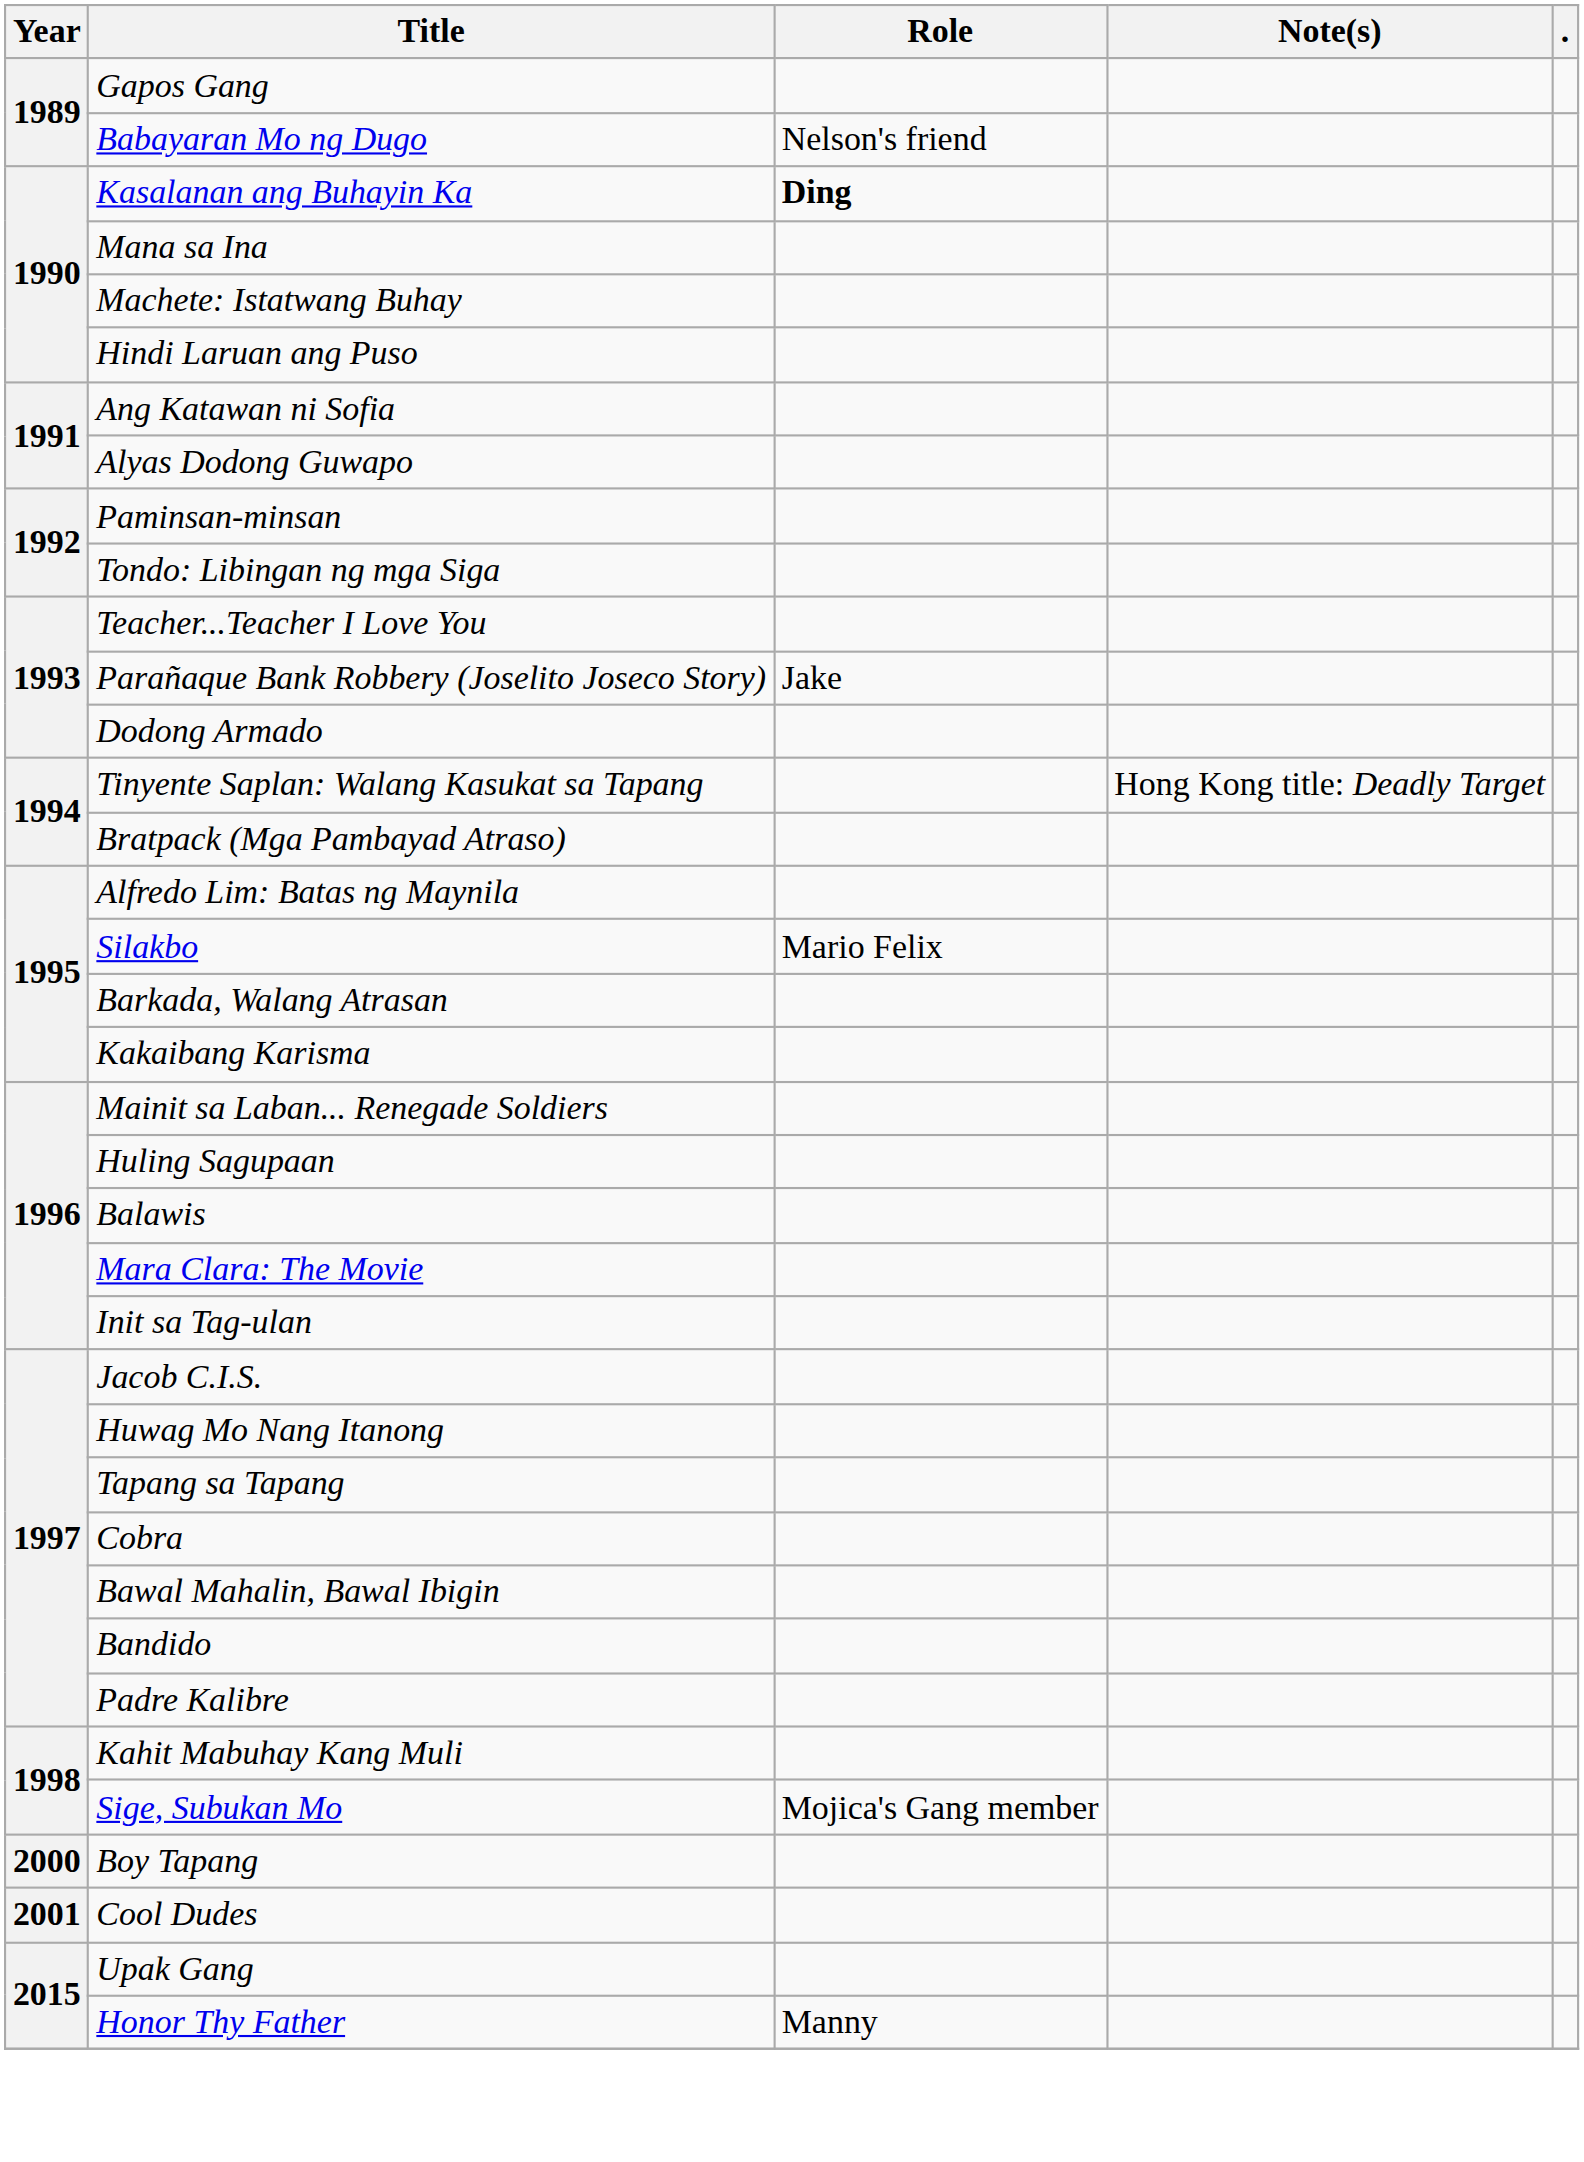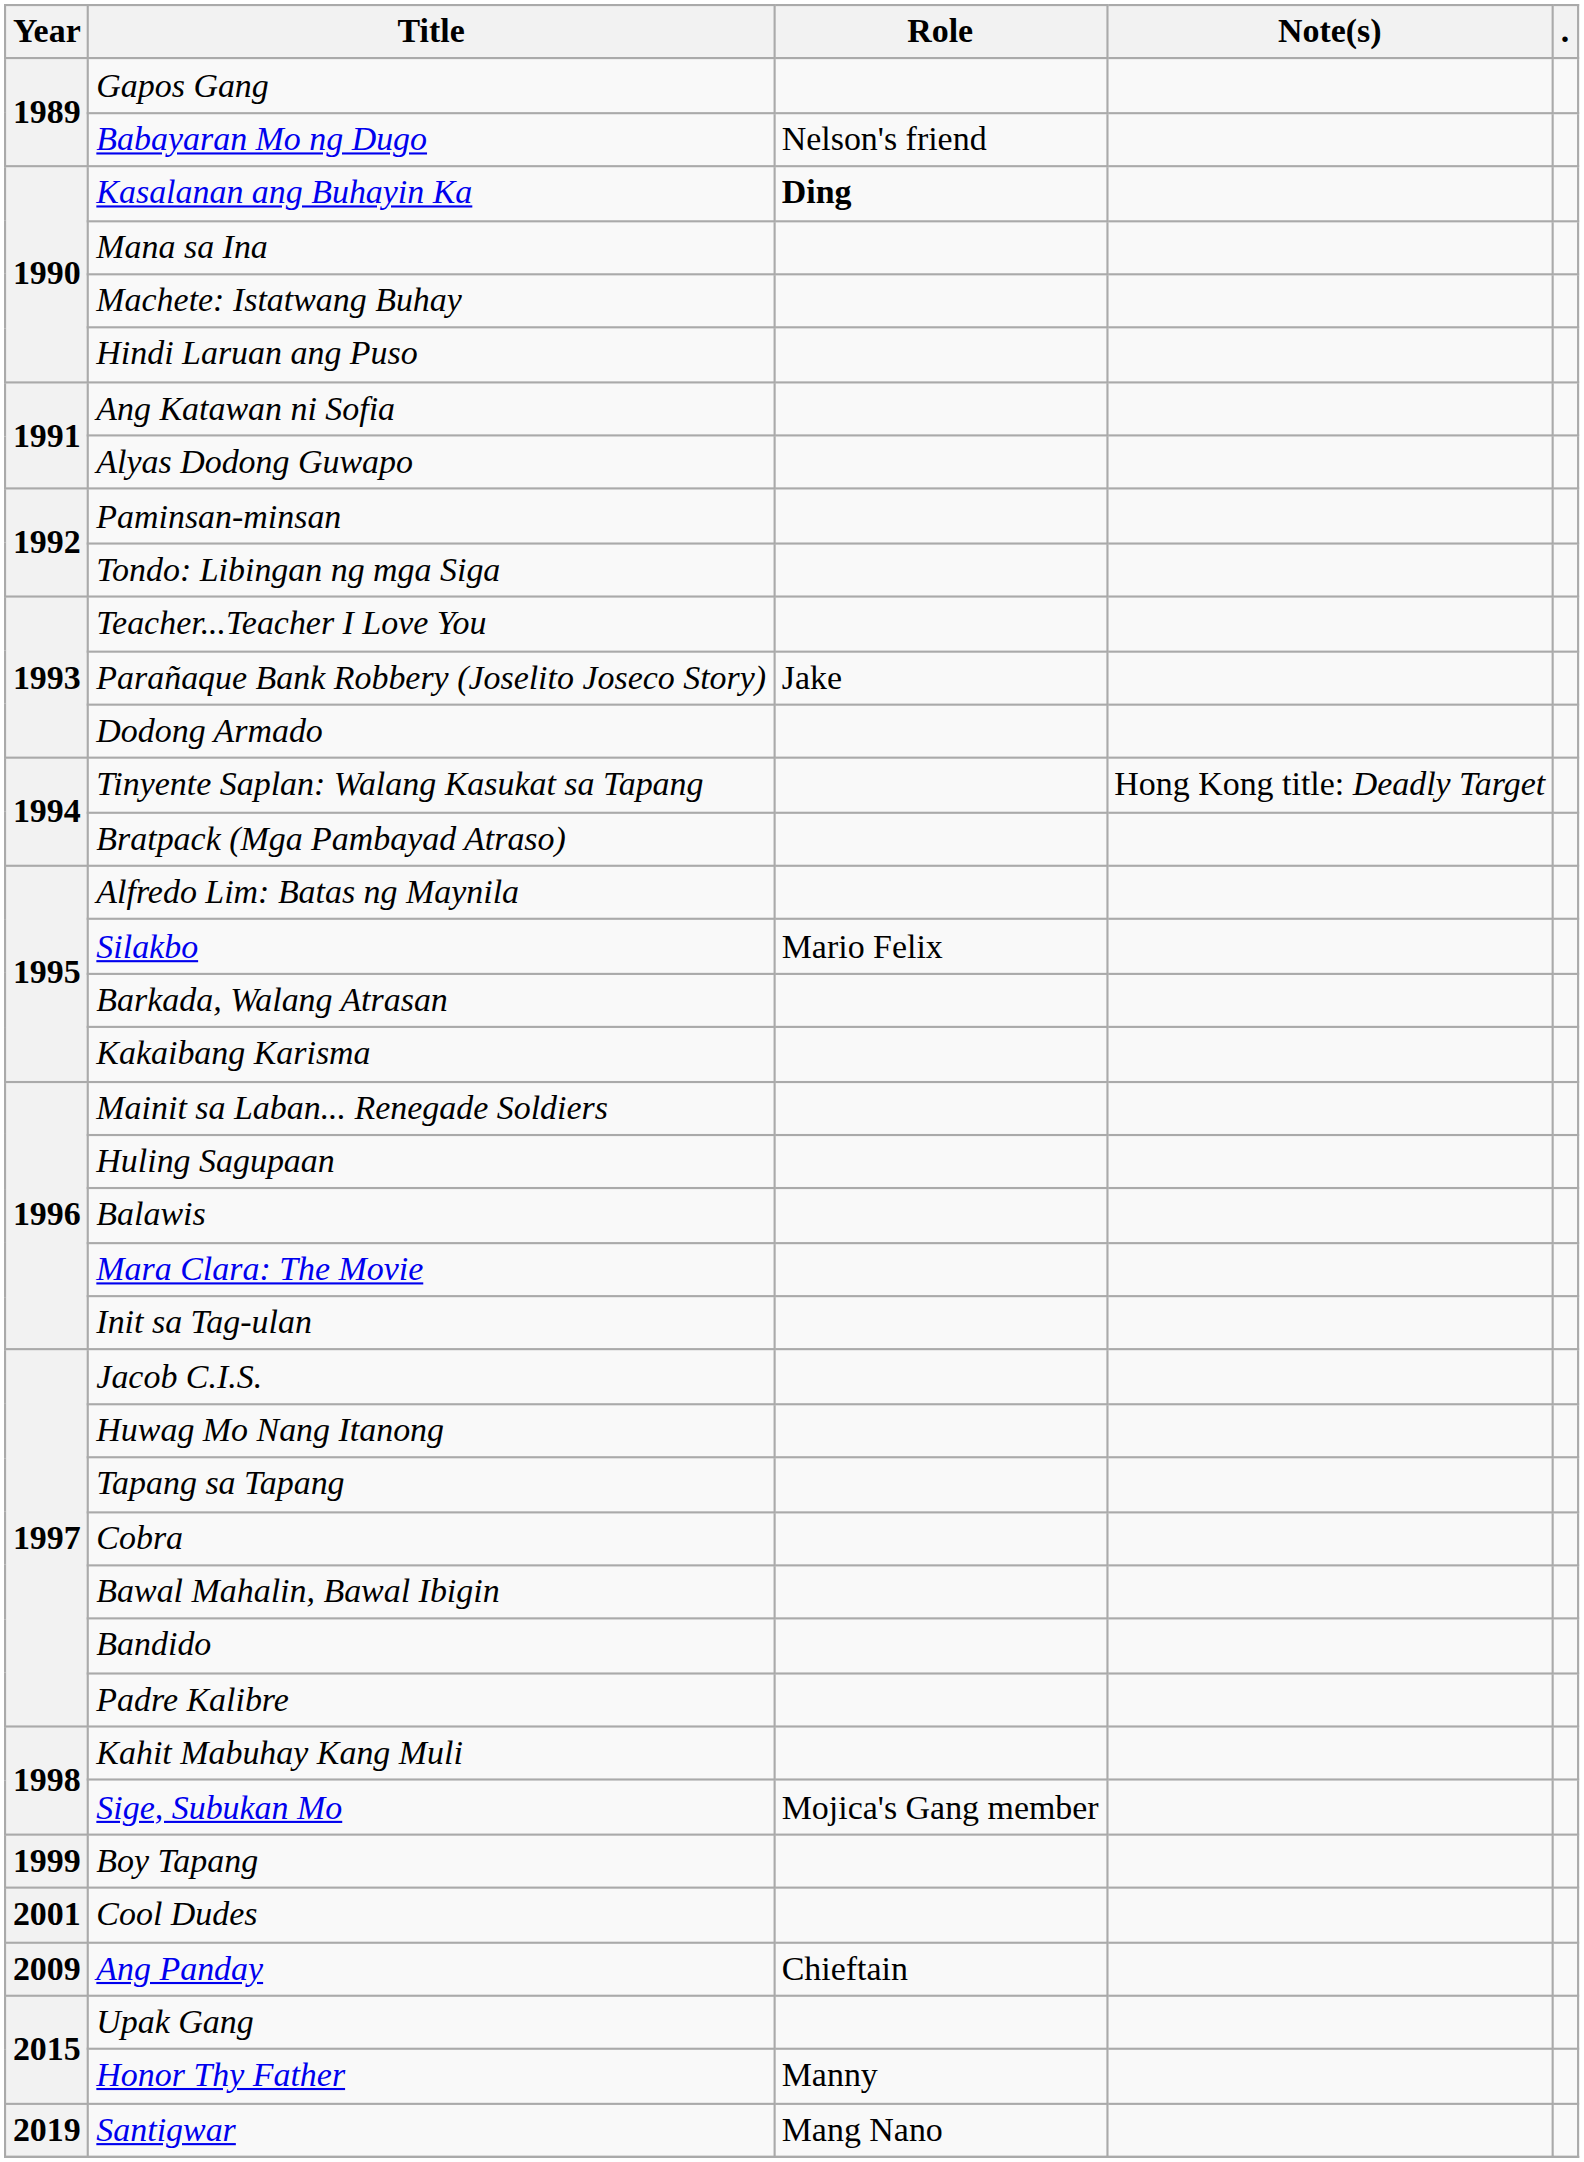(47, 1860) 2000 -> (47, 1860) 1999
+ row: (180, 1968)
+ row: (166, 2129)
